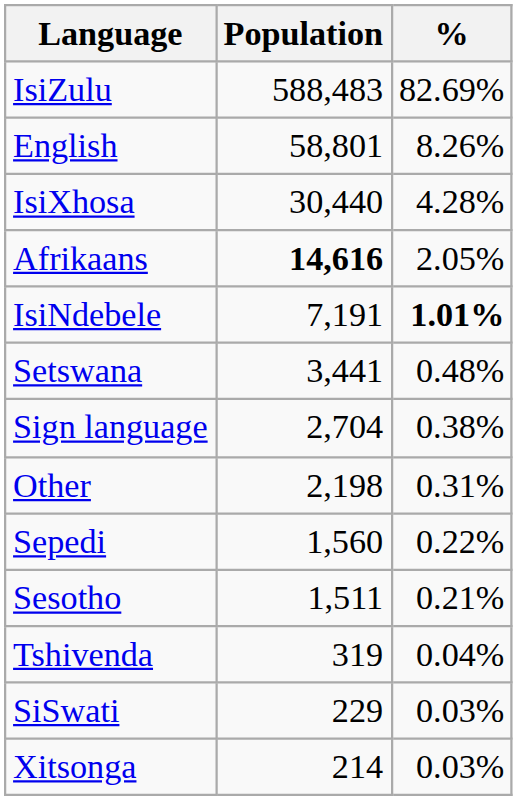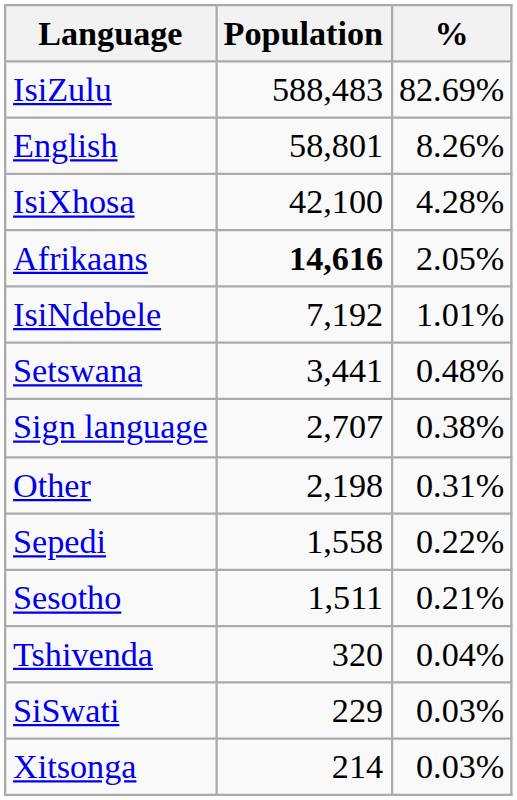(336, 202) 30,440 -> (336, 202) 42,100
(345, 314) 7,191 -> (345, 314) 7,192
(457, 314) bold -> (460, 314) normal
(345, 427) 2,704 -> (345, 427) 2,707
(345, 540) 1,560 -> (345, 540) 1,558
(357, 653) 319 -> (357, 653) 320
